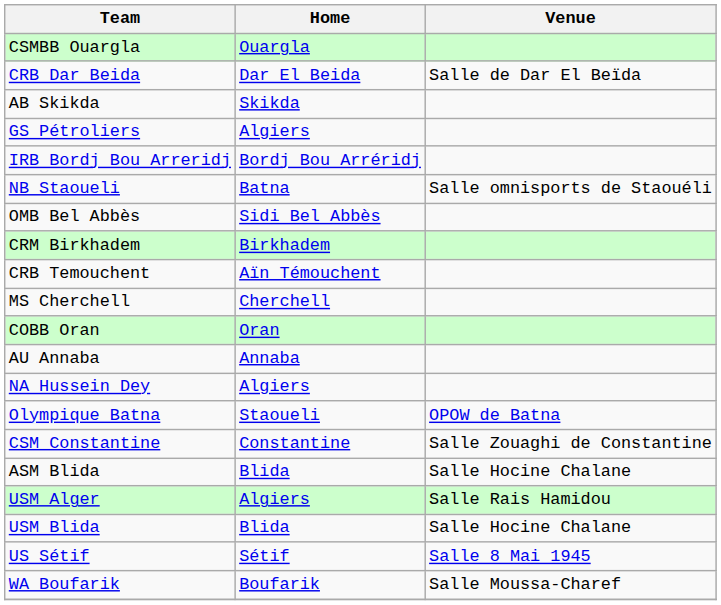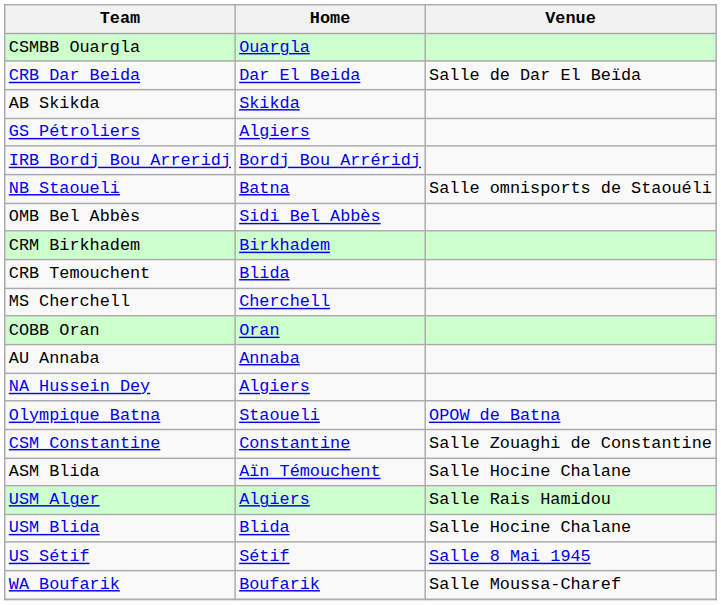(310, 273) Aïn Témouchent -> (264, 273) Blida
(264, 471) Blida -> (310, 471) Aïn Témouchent
